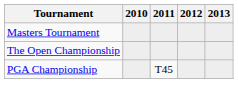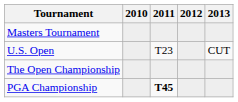+ row: (31, 51)
(164, 69) normal -> (164, 88) bold
